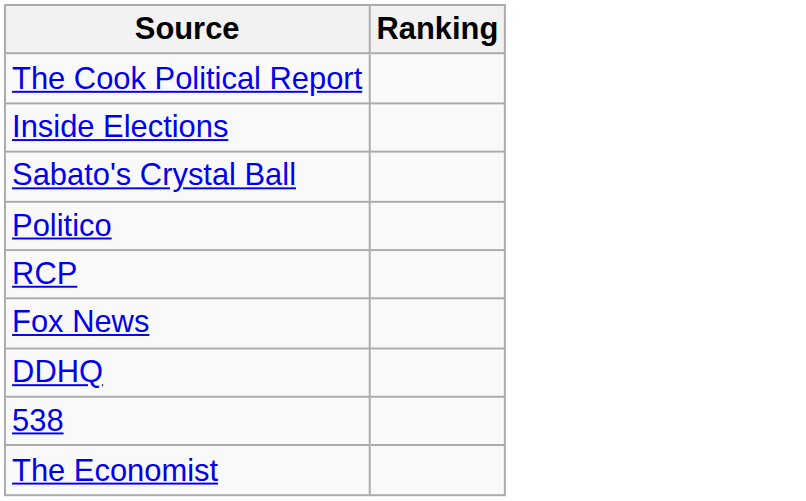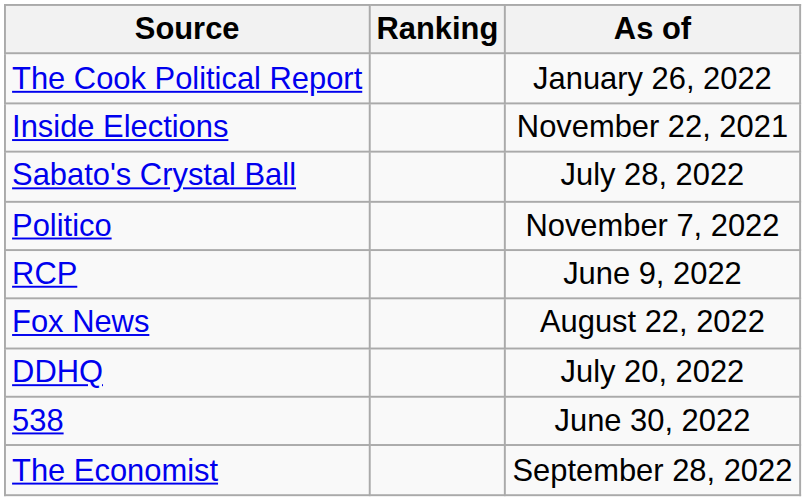+ column: (652, 28)
